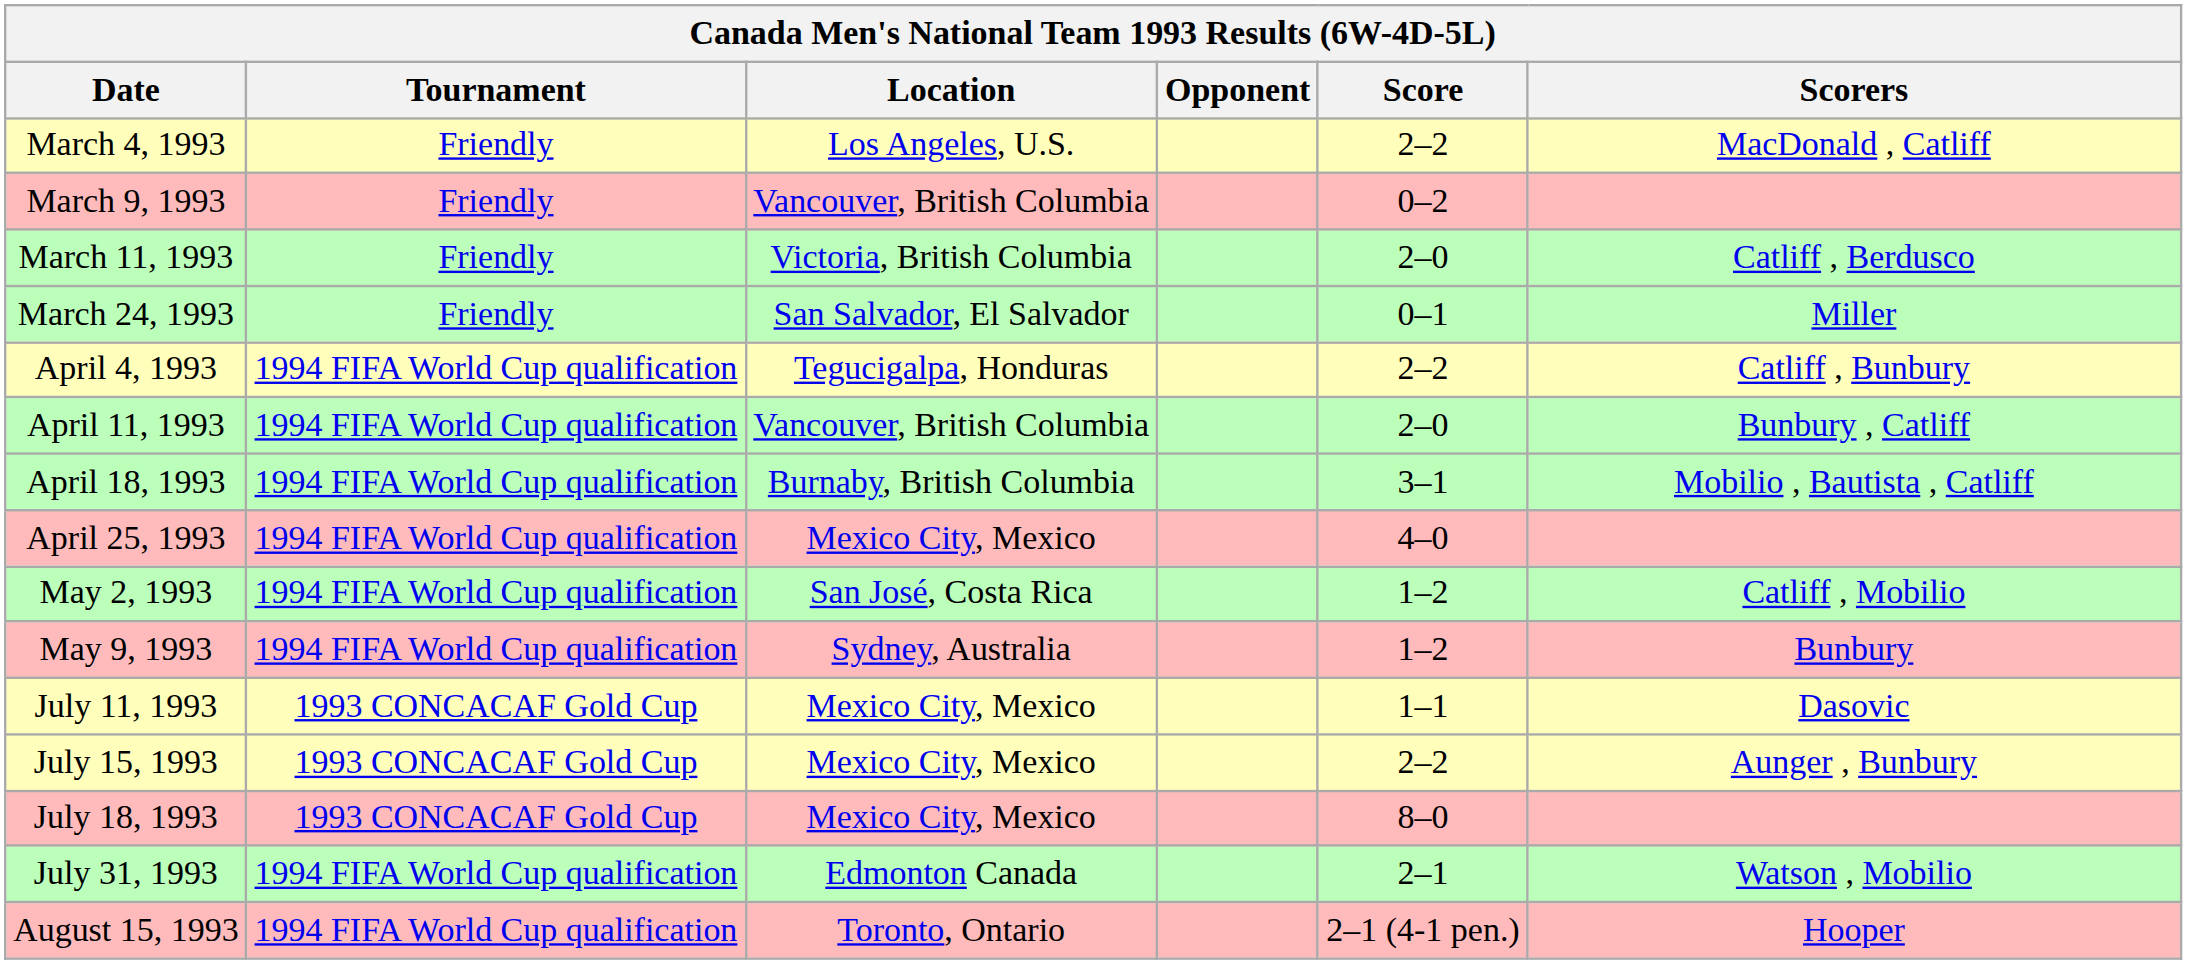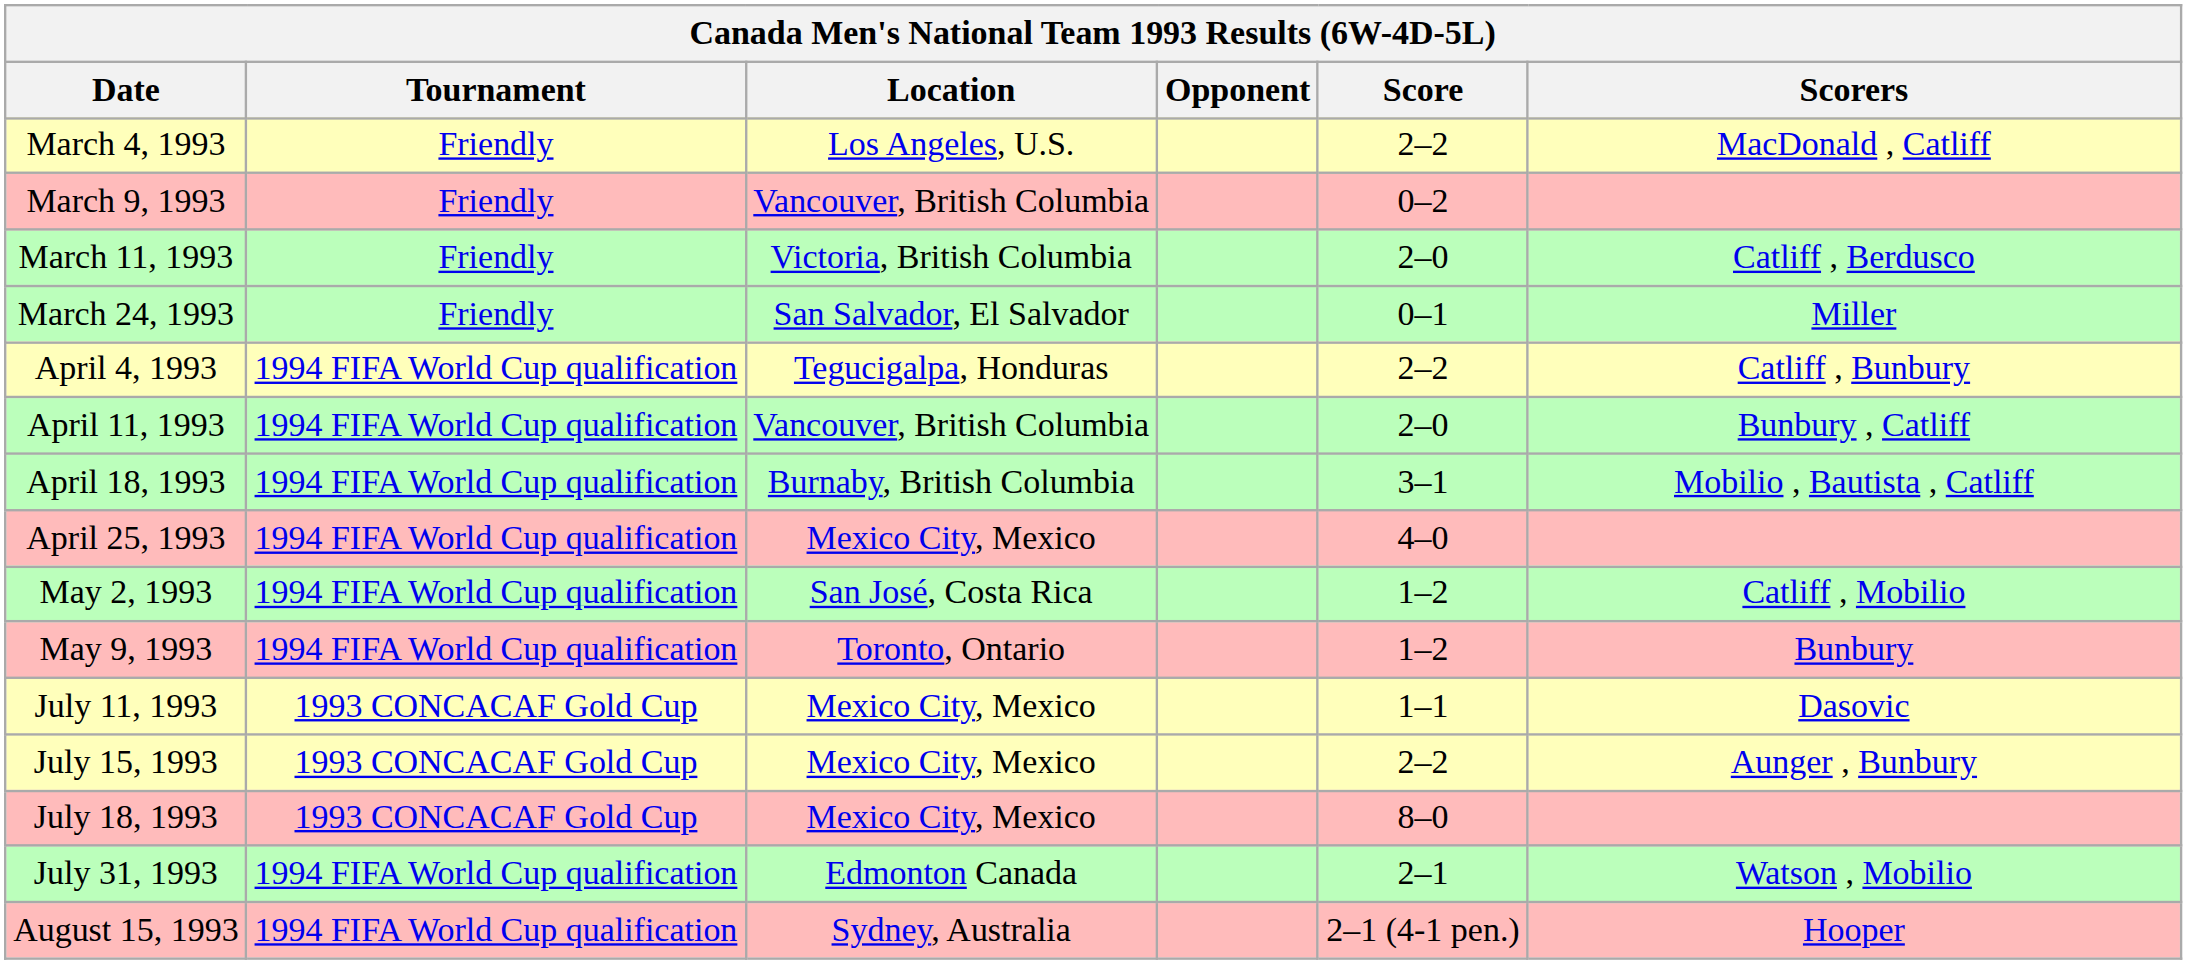(951, 649) Sydney, Australia -> (951, 649) Toronto, Ontario
(951, 929) Toronto, Ontario -> (951, 929) Sydney, Australia
